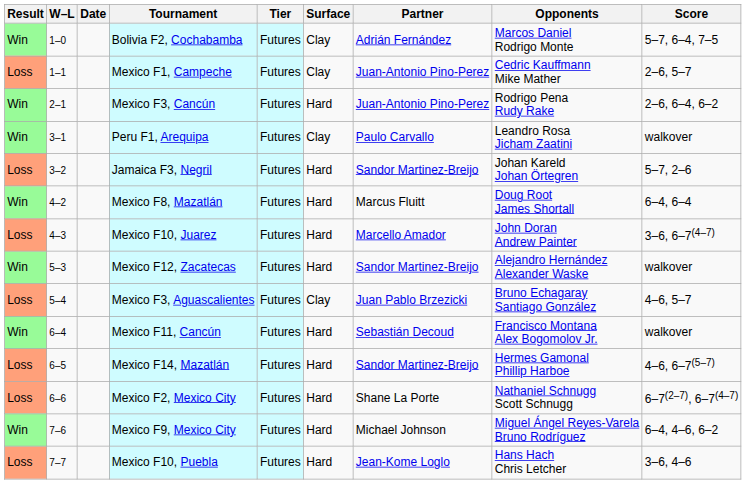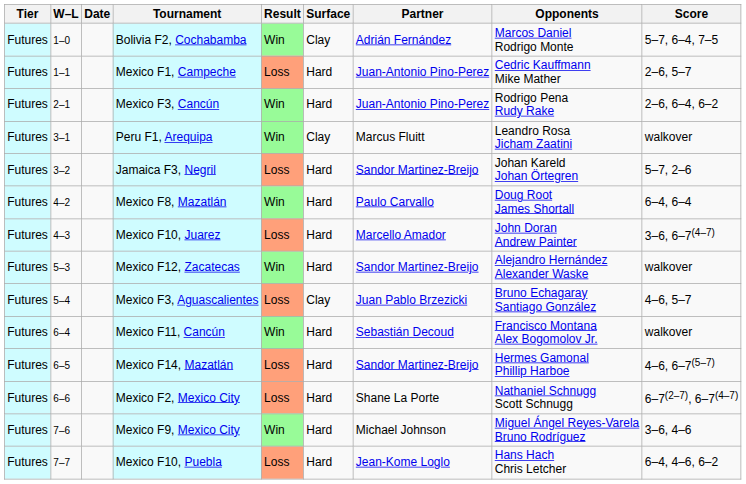columns swapped: (25, 14) <-> (280, 14)
(318, 72) Clay -> (319, 72) Hard
(395, 137) Paulo Carvallo -> (390, 137) Marcus Fluitt
(390, 202) Marcus Fluitt -> (395, 202) Paulo Carvallo
(682, 430) 6–4, 4–6, 6–2 -> (668, 430) 3–6, 4–6
(668, 462) 3–6, 4–6 -> (682, 462) 6–4, 4–6, 6–2
